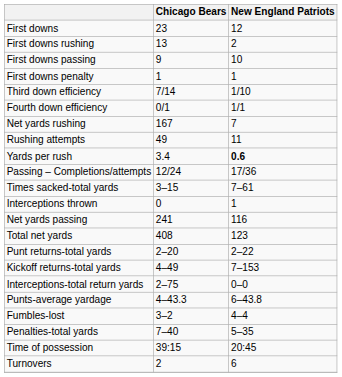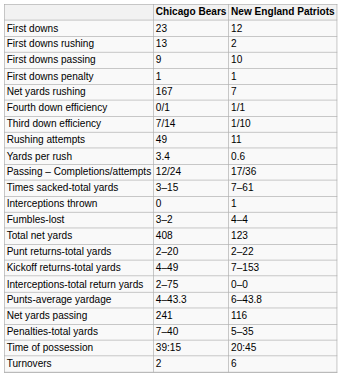rows swapped: (54, 92) <-> (46, 124)
(238, 156) bold -> (238, 156) normal
rows swapped: (47, 220) <-> (35, 316)
